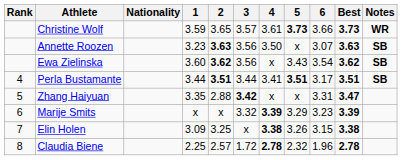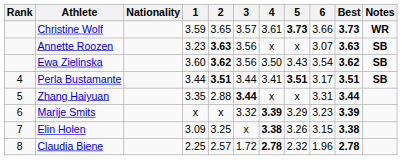(272, 46) 3.50 -> (272, 46) x
(272, 63) x -> (272, 63) 3.50
(246, 96) 3.42 -> (246, 96) 3.44
(349, 96) 3.47 -> (349, 96) 3.44
